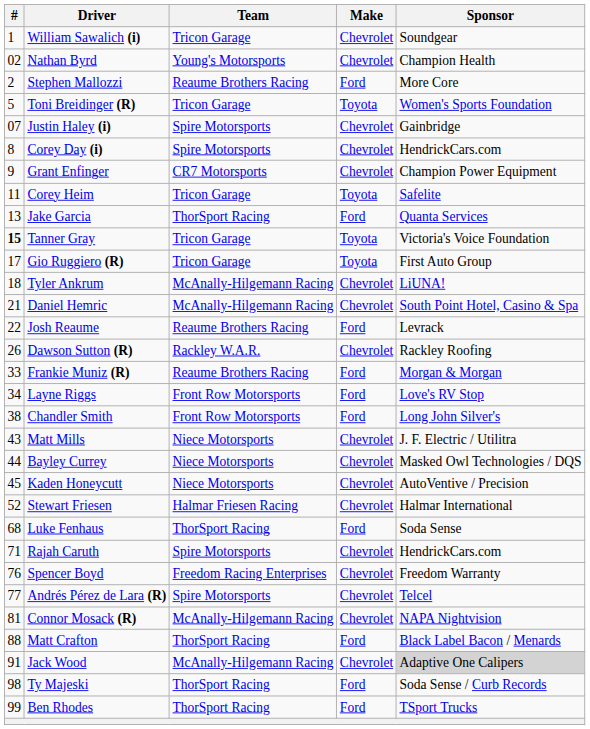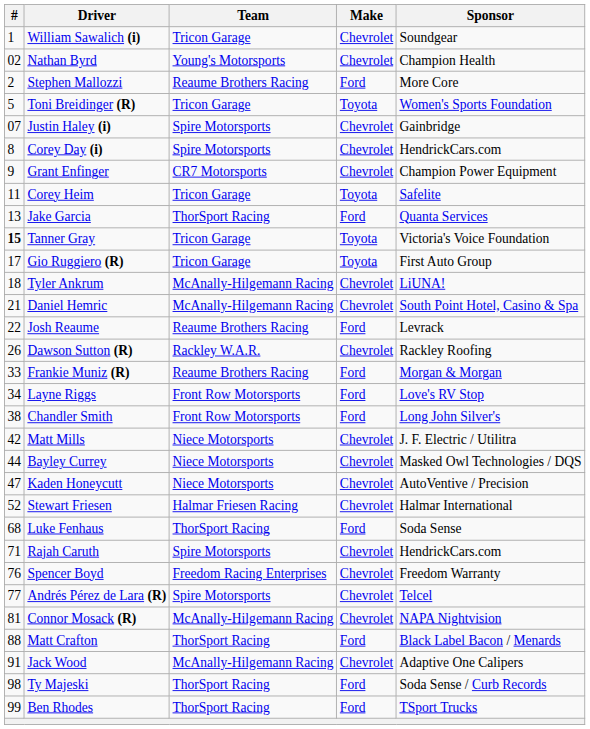(14, 439) 43 -> (14, 439) 42
(14, 484) 45 -> (14, 484) 47
(461, 662) lightgrey background -> (461, 662) no background
